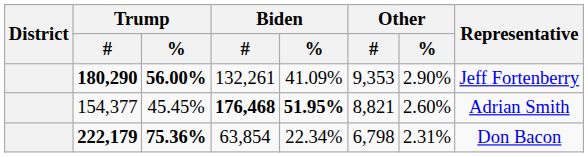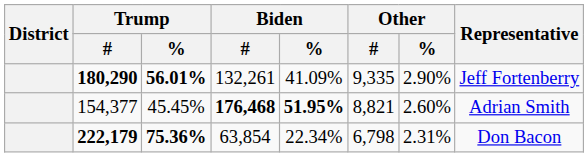(176, 78) 56.00% -> (176, 78) 56.01%
(374, 78) 9,353 -> (374, 78) 9,335
